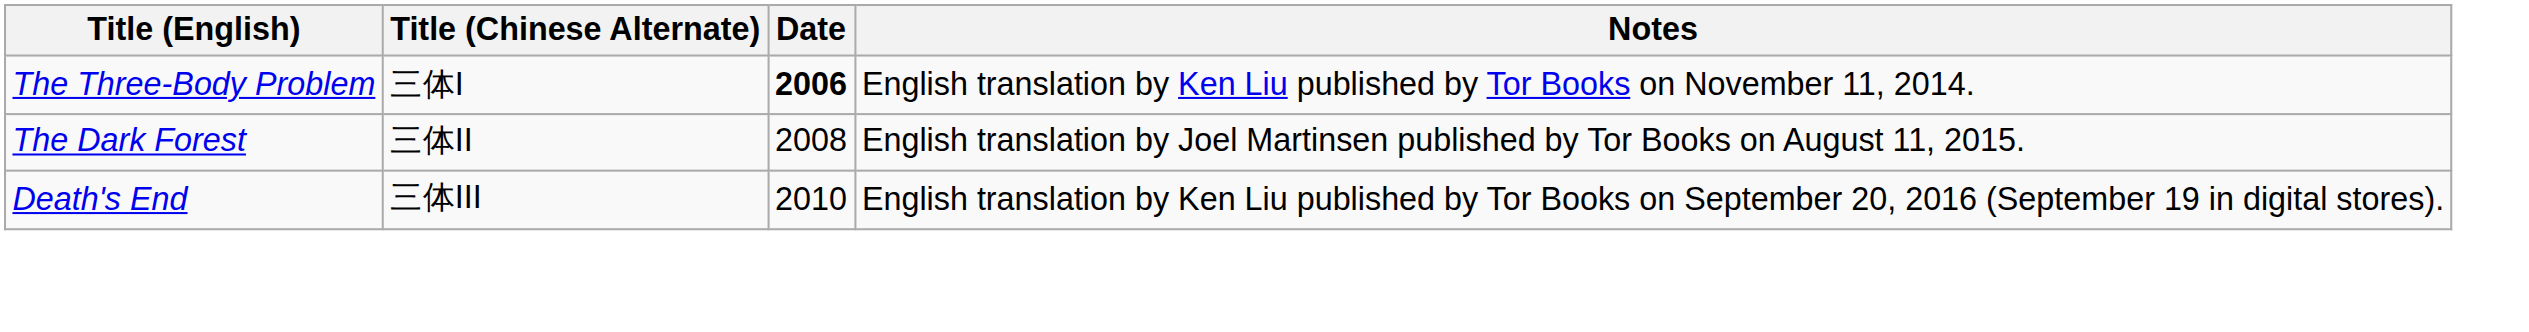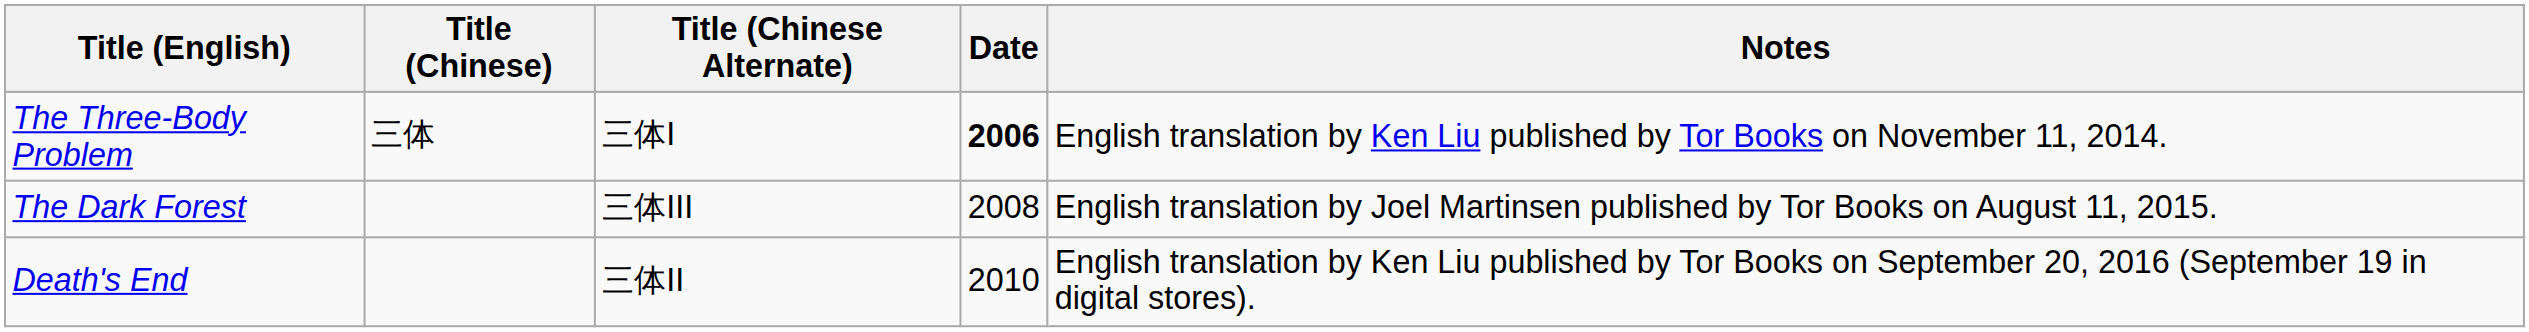+ column: (479, 48)
(432, 140) 三体II -> (647, 207) 三体III
(436, 198) 三体III -> (643, 279) 三体II
